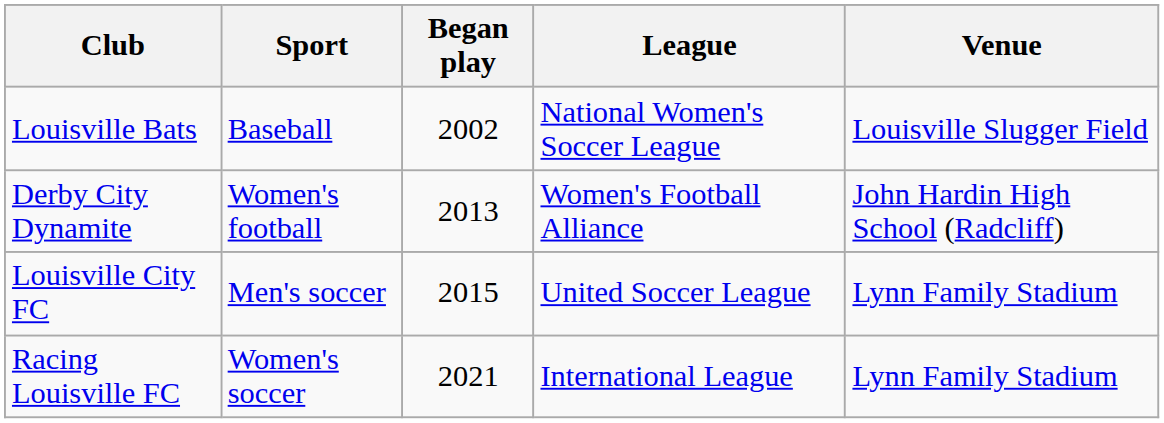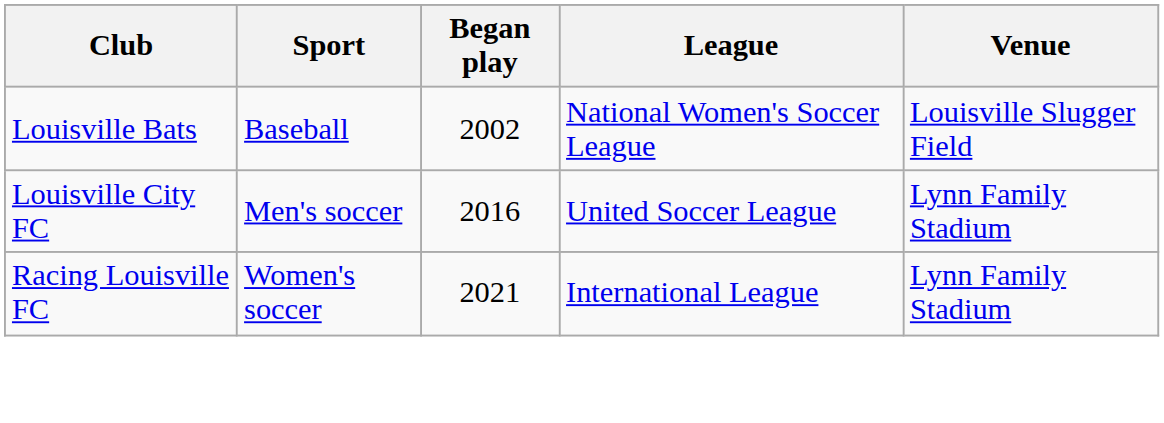- row: (80, 210)
(468, 292) 2015 -> (490, 210) 2016
